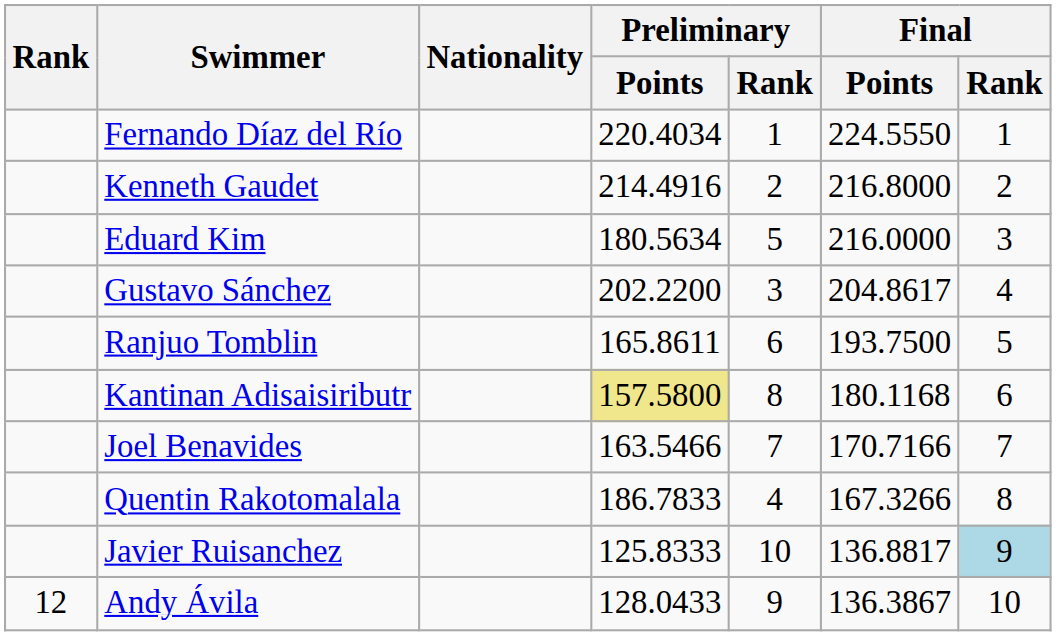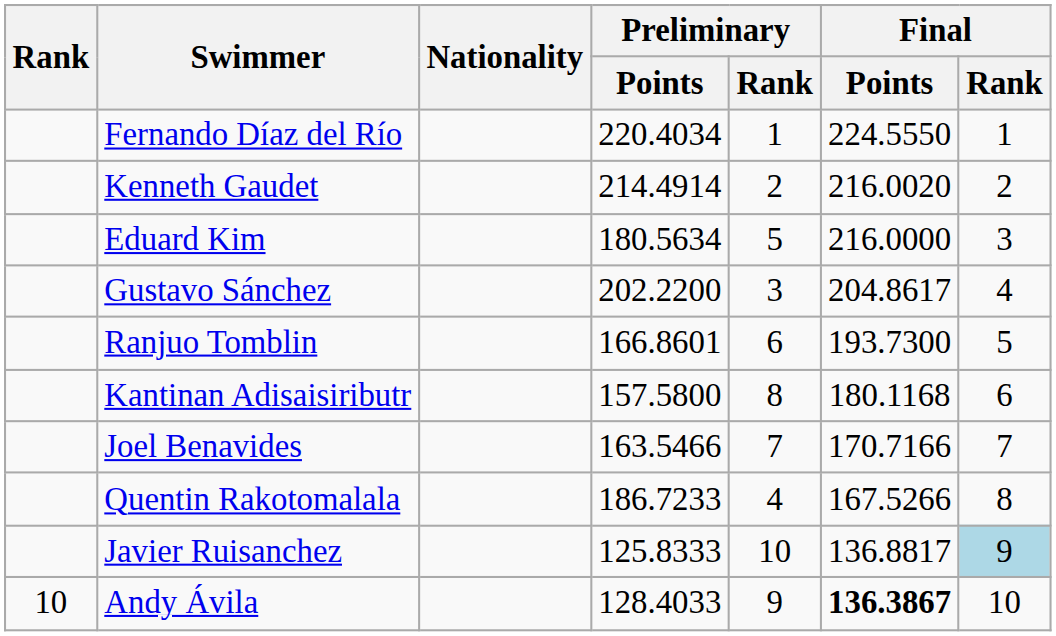(660, 186) 214.4916 -> (660, 186) 214.4914
(890, 186) 216.8000 -> (890, 186) 216.0020
(660, 342) 165.8611 -> (660, 342) 166.8601
(890, 342) 193.7500 -> (890, 342) 193.7300
(660, 394) khaki background -> (660, 394) no background
(660, 498) 186.7833 -> (660, 498) 186.7233
(890, 498) 167.3266 -> (890, 498) 167.5266
(51, 602) 12 -> (51, 602) 10
(660, 602) 128.0433 -> (660, 602) 128.4033
(890, 602) normal -> (890, 602) bold
